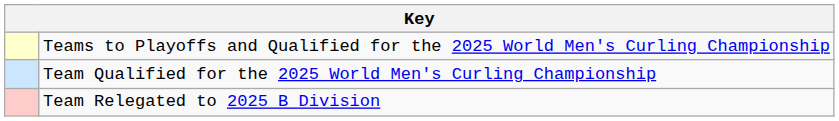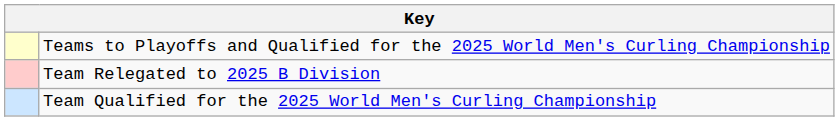rows swapped: (350, 74) <-> (212, 102)
